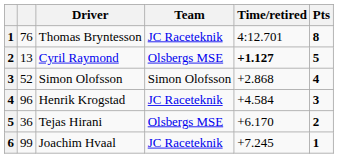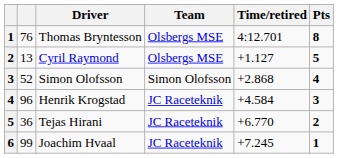(185, 36) JC Raceteknik -> (185, 36) Olsbergs MSE
(255, 57) bold -> (255, 57) normal
(185, 121) Olsbergs MSE -> (185, 121) JC Raceteknik
(255, 121) +6.170 -> (255, 121) +6.770
